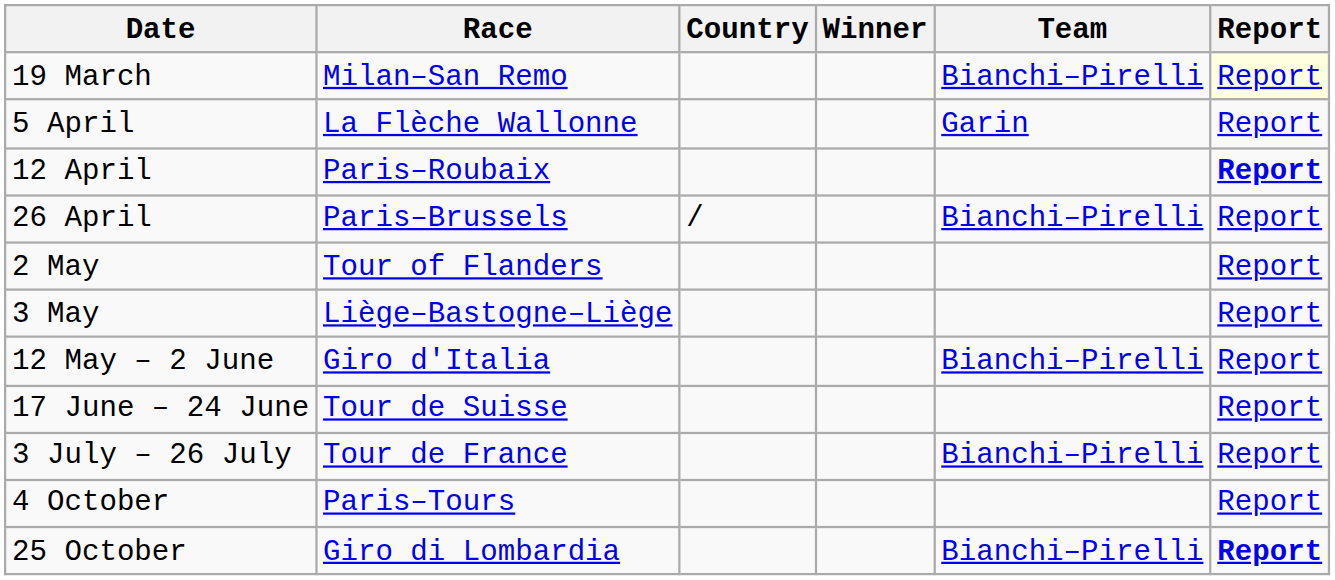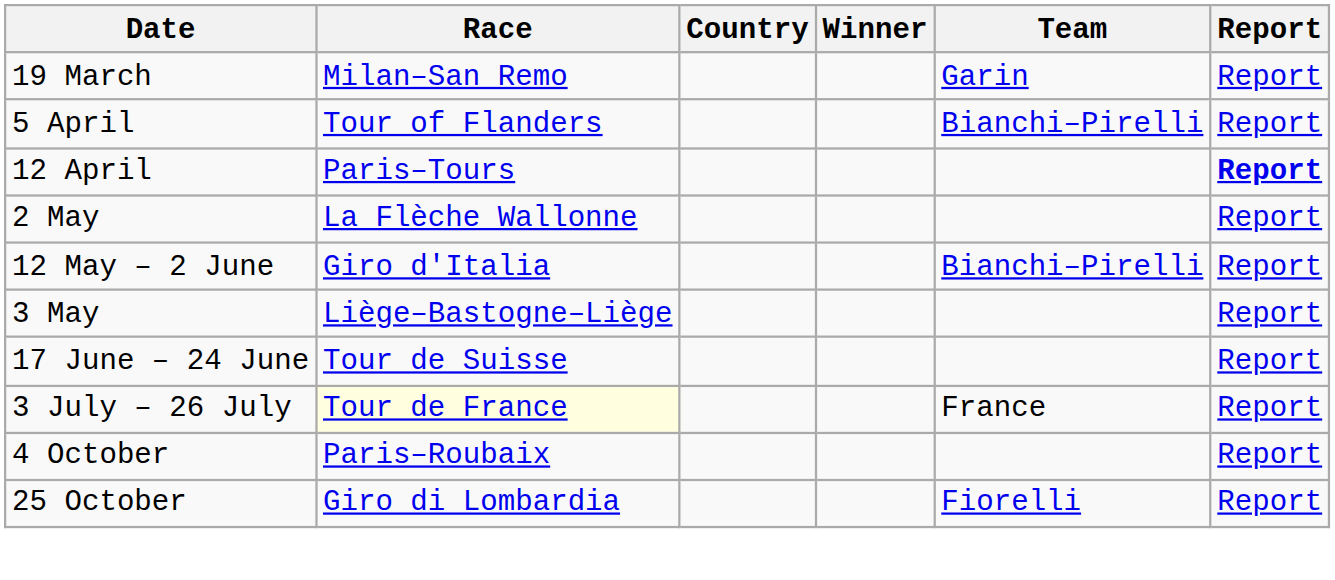(1072, 76) Bianchi–Pirelli -> (985, 76) Garin
(1270, 76) lightyellow background -> (1270, 76) no background
(480, 124) La Flèche Wallonne -> (463, 124) Tour of Flanders
(985, 124) Garin -> (1072, 124) Bianchi–Pirelli
(437, 171) Paris–Roubaix -> (419, 171) Paris–Tours
- row: (82, 219)
(463, 266) Tour of Flanders -> (480, 219) La Flèche Wallonne
rows swapped: (56, 314) <-> (143, 361)
(445, 456) no background -> (445, 409) lightyellow background
(1072, 456) Bianchi–Pirelli -> (994, 409) France
(419, 503) Paris–Tours -> (437, 456) Paris–Roubaix
(1072, 551) Bianchi–Pirelli -> (1011, 503) Fiorelli
(1270, 551) bold -> (1270, 503) normal
